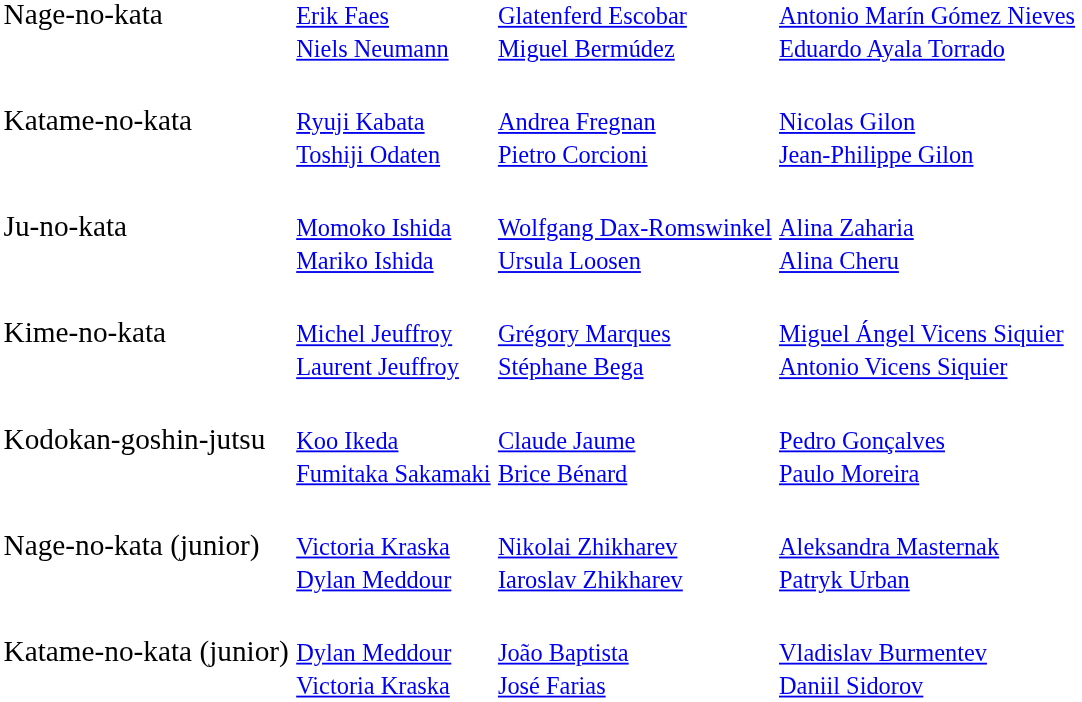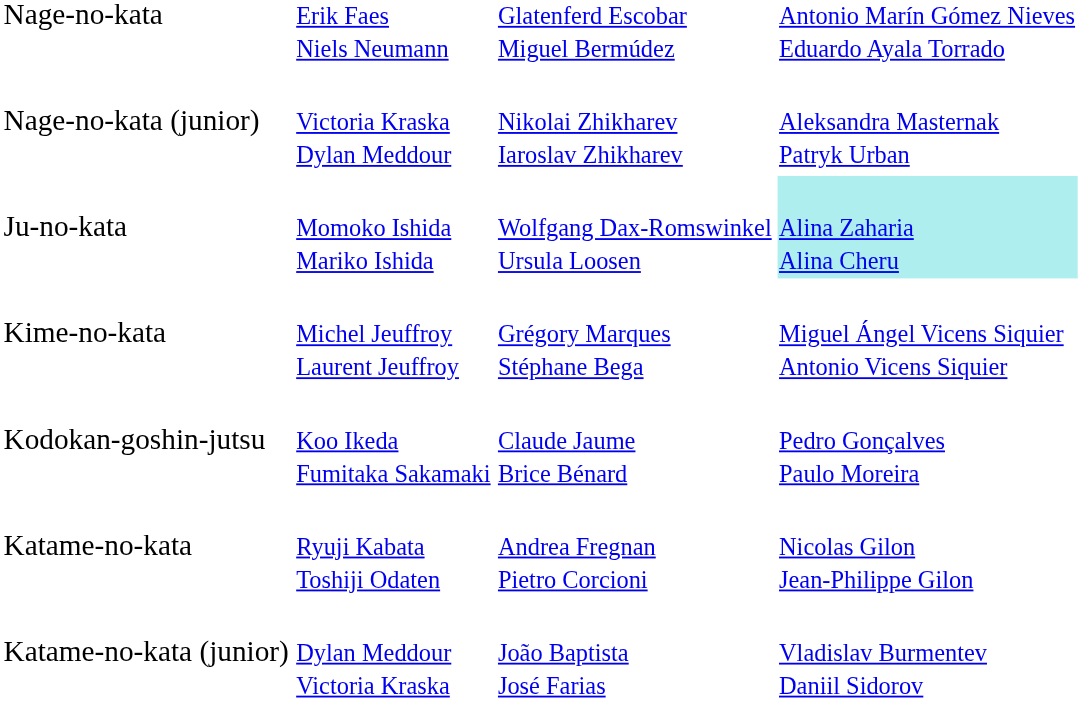rows swapped: (98, 120) <-> (132, 545)
(846, 245) no background -> (846, 245) paleturquoise background
